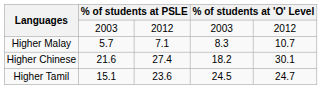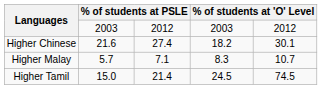rows swapped: (41, 60) <-> (41, 44)
(106, 76) 15.1 -> (106, 76) 15.0
(162, 76) 23.6 -> (162, 76) 21.4
(285, 76) 24.7 -> (285, 76) 74.5
